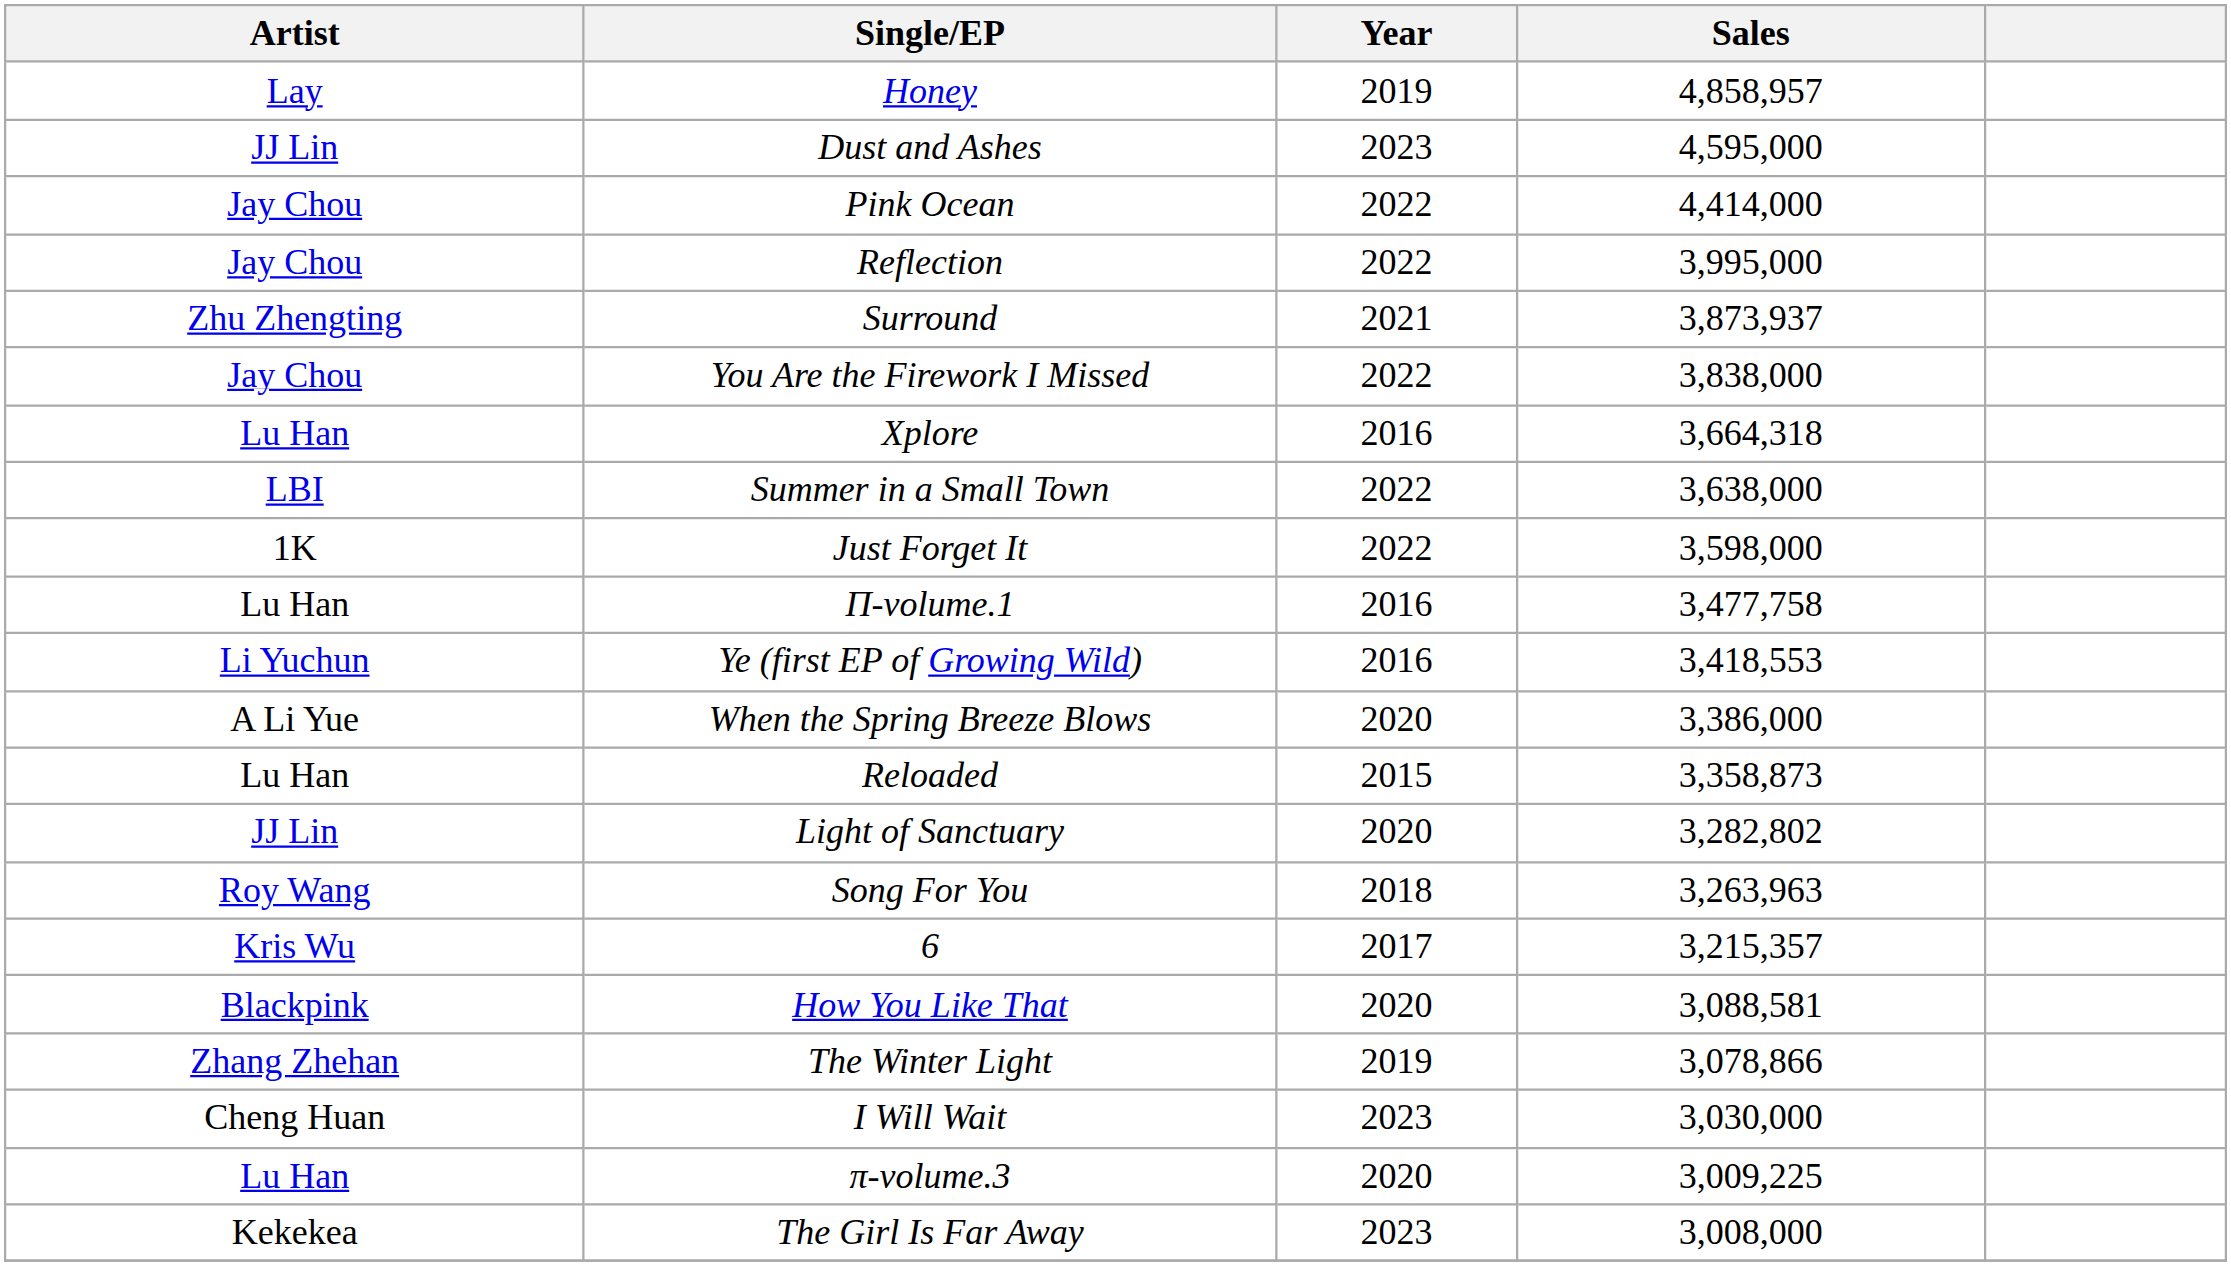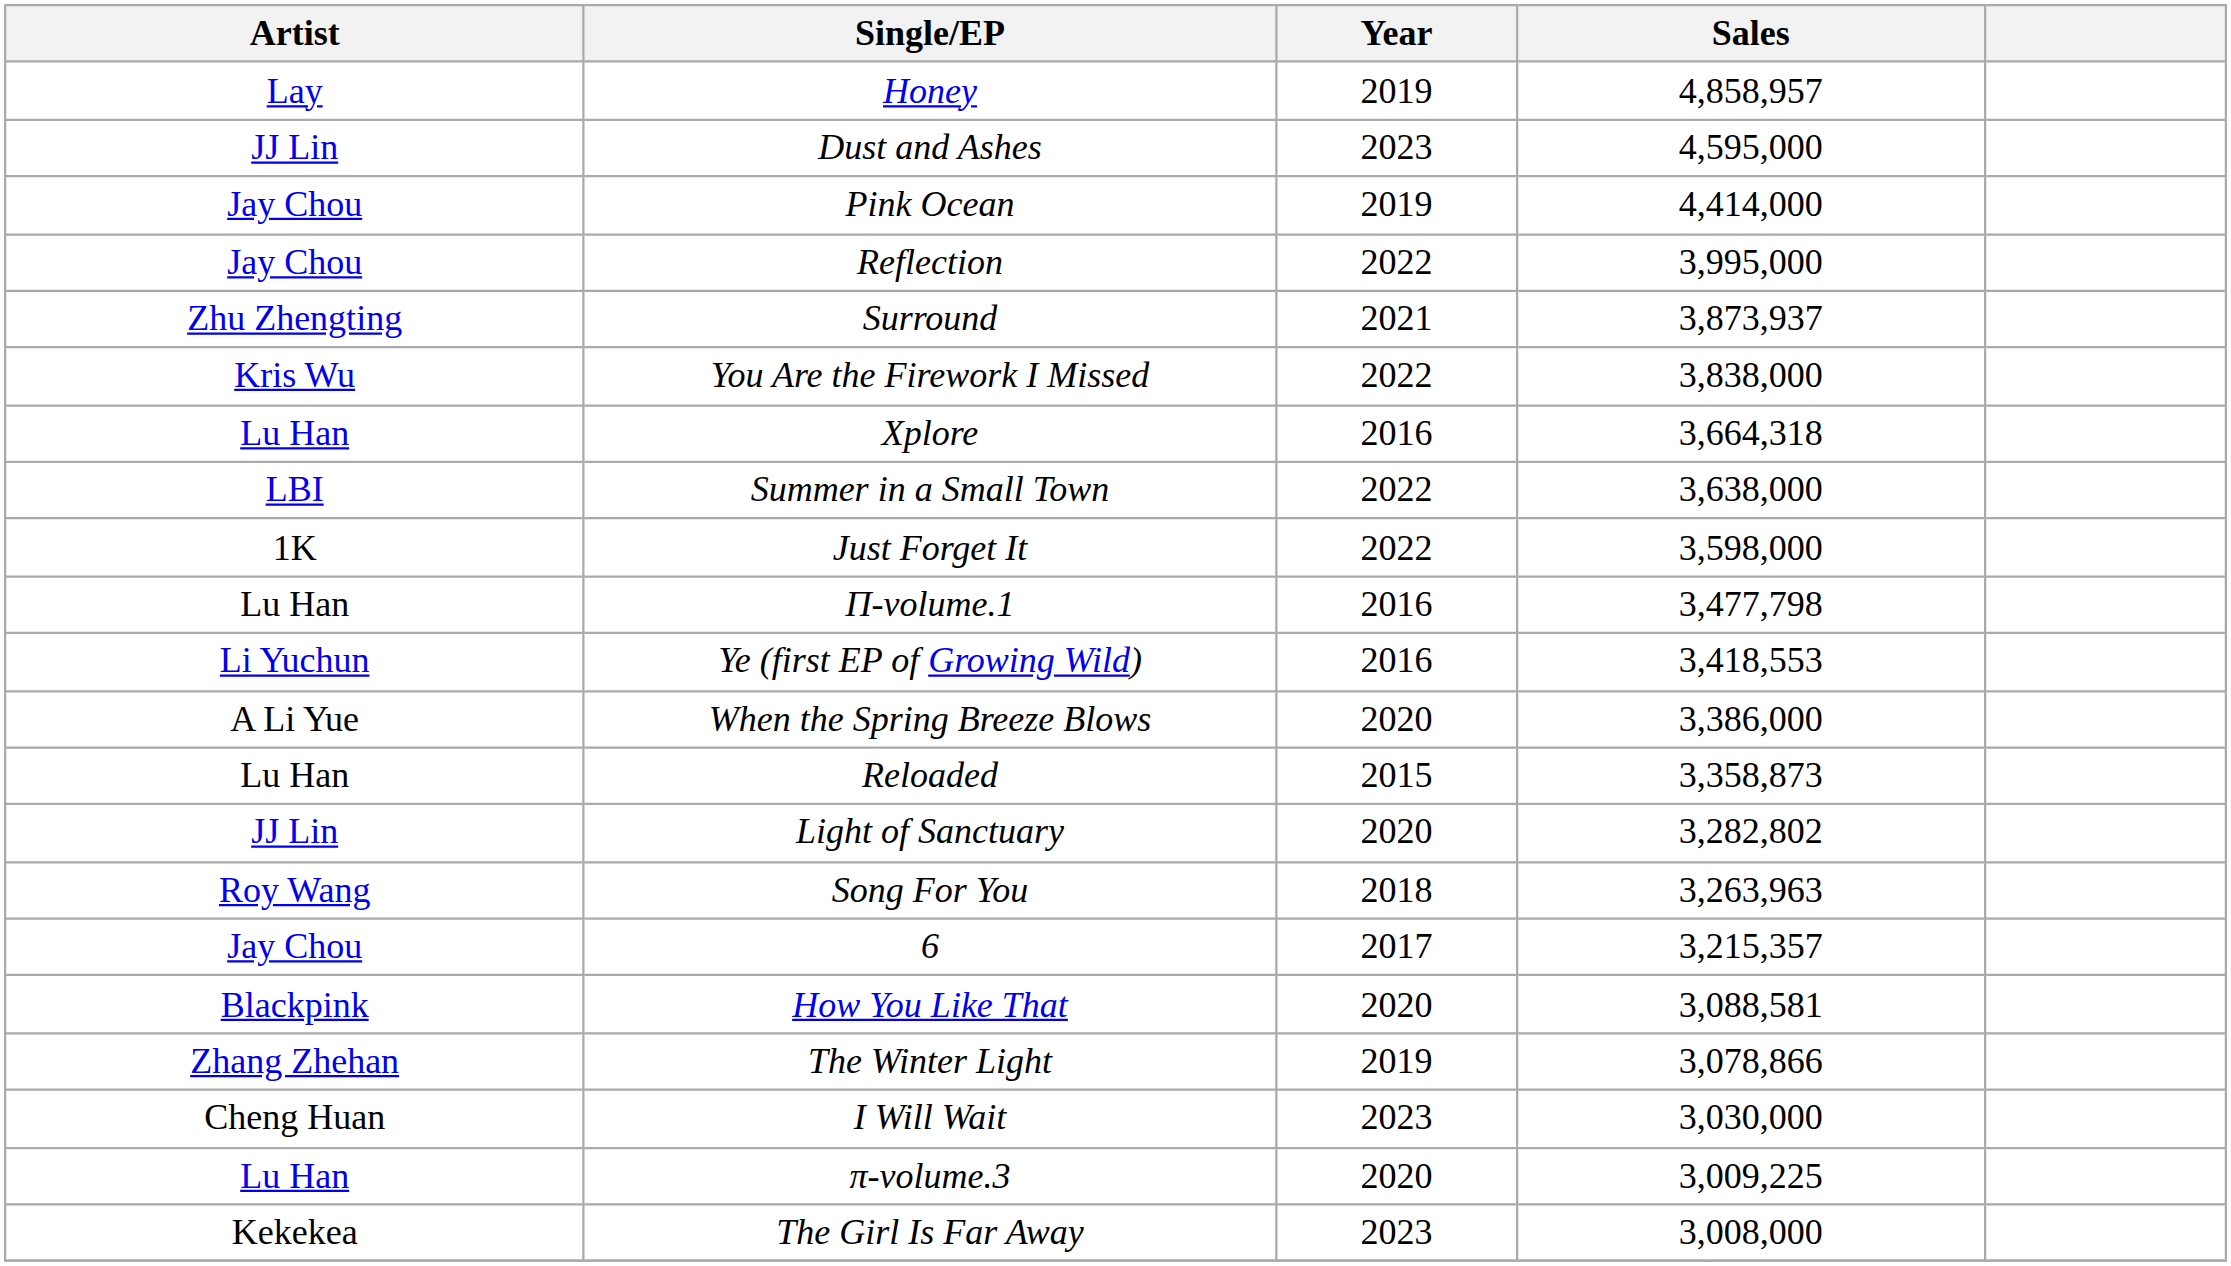(1397, 204) 2022 -> (1397, 204) 2019
(295, 375) Jay Chou -> (295, 375) Kris Wu
(1751, 603) 3,477,758 -> (1751, 603) 3,477,798
(295, 946) Kris Wu -> (295, 946) Jay Chou
